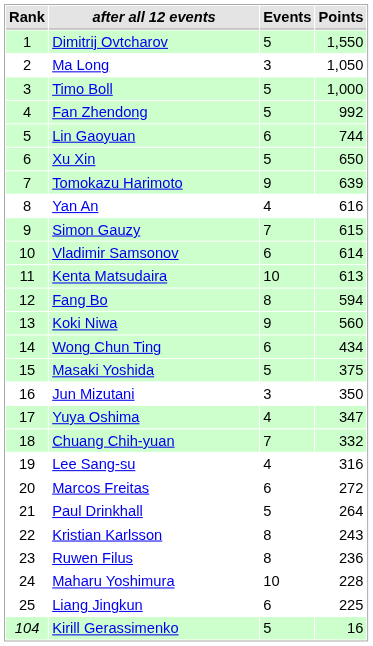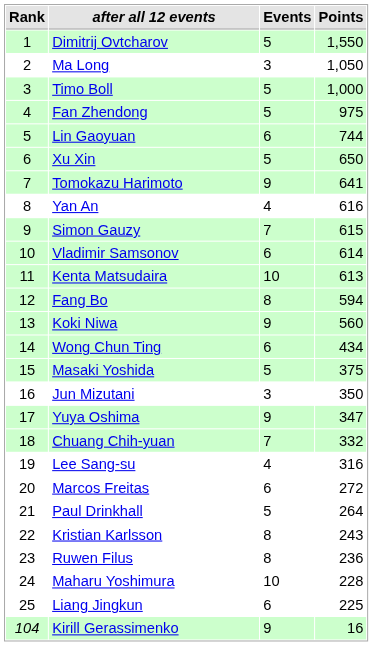(351, 112) 992 -> (351, 112) 975
(351, 182) 639 -> (351, 182) 641
(267, 417) 4 -> (267, 417) 9
(267, 628) 5 -> (267, 628) 9
